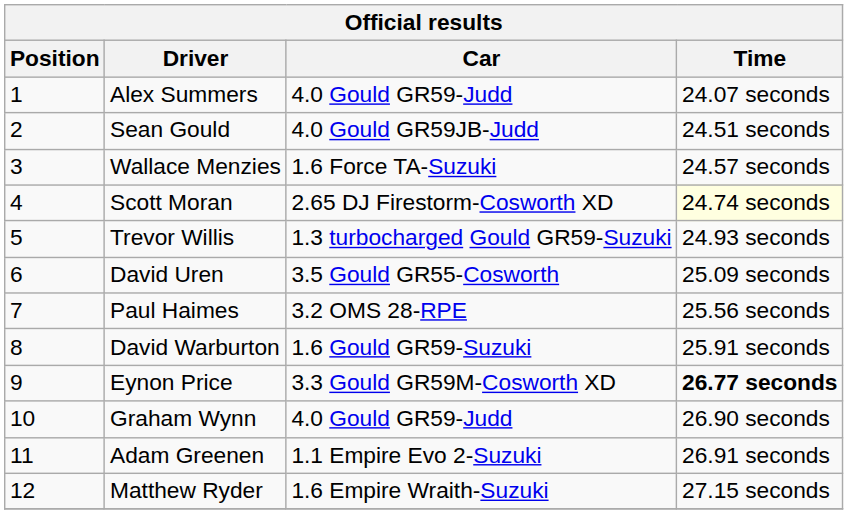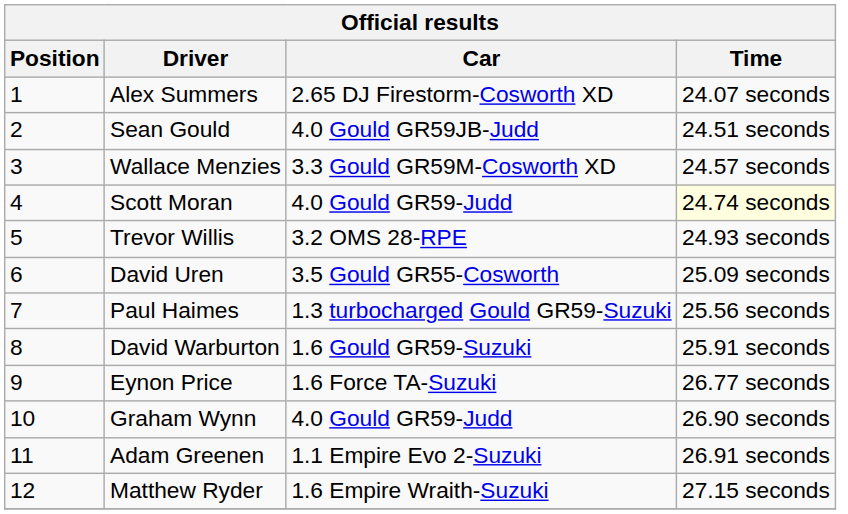(402, 94) 4.0 Gould GR59-Judd -> (452, 94) 2.65 DJ Firestorm-Cosworth XD
(394, 166) 1.6 Force TA-Suzuki -> (454, 166) 3.3 Gould GR59M-Cosworth XD
(452, 202) 2.65 DJ Firestorm-Cosworth XD -> (402, 202) 4.0 Gould GR59-Judd
(481, 238) 1.3 turbocharged Gould GR59-Suzuki -> (379, 238) 3.2 OMS 28-RPE
(379, 310) 3.2 OMS 28-RPE -> (481, 310) 1.3 turbocharged Gould GR59-Suzuki
(454, 382) 3.3 Gould GR59M-Cosworth XD -> (394, 382) 1.6 Force TA-Suzuki
(760, 382) bold -> (756, 382) normal
